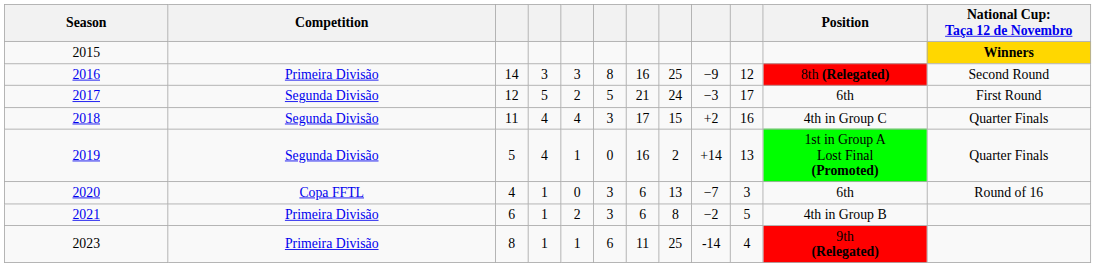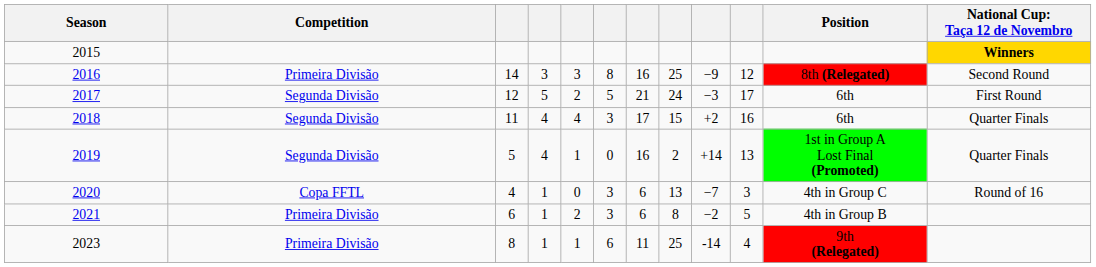(845, 118) 4th in Group C -> (845, 118) 6th
(845, 192) 6th -> (845, 192) 4th in Group C
